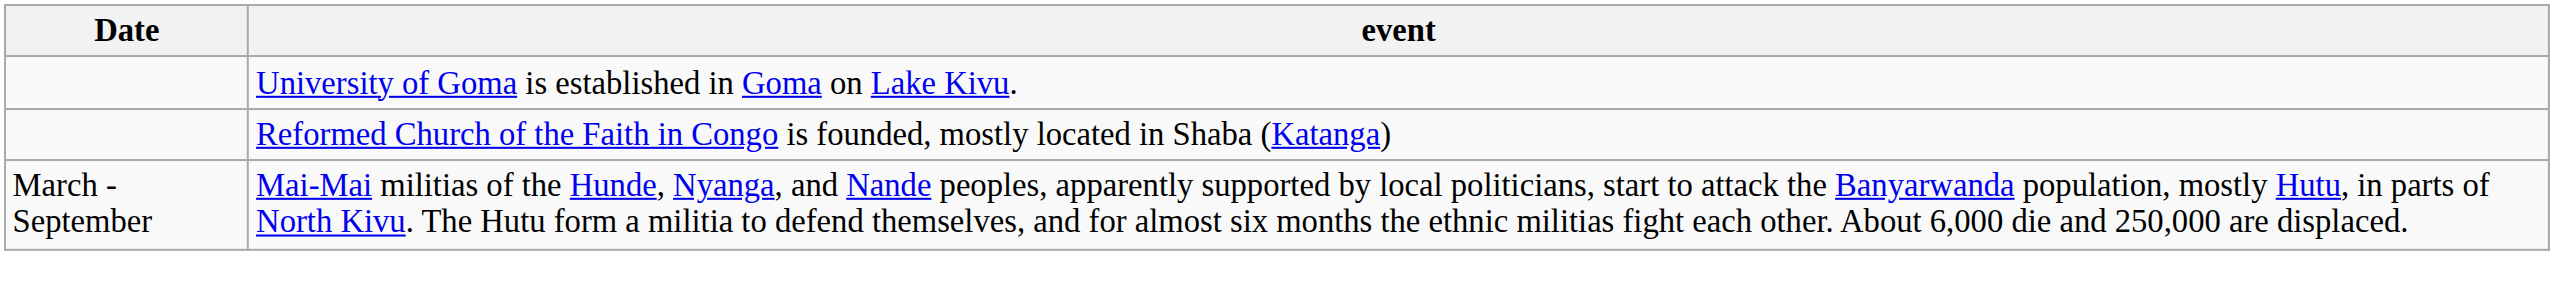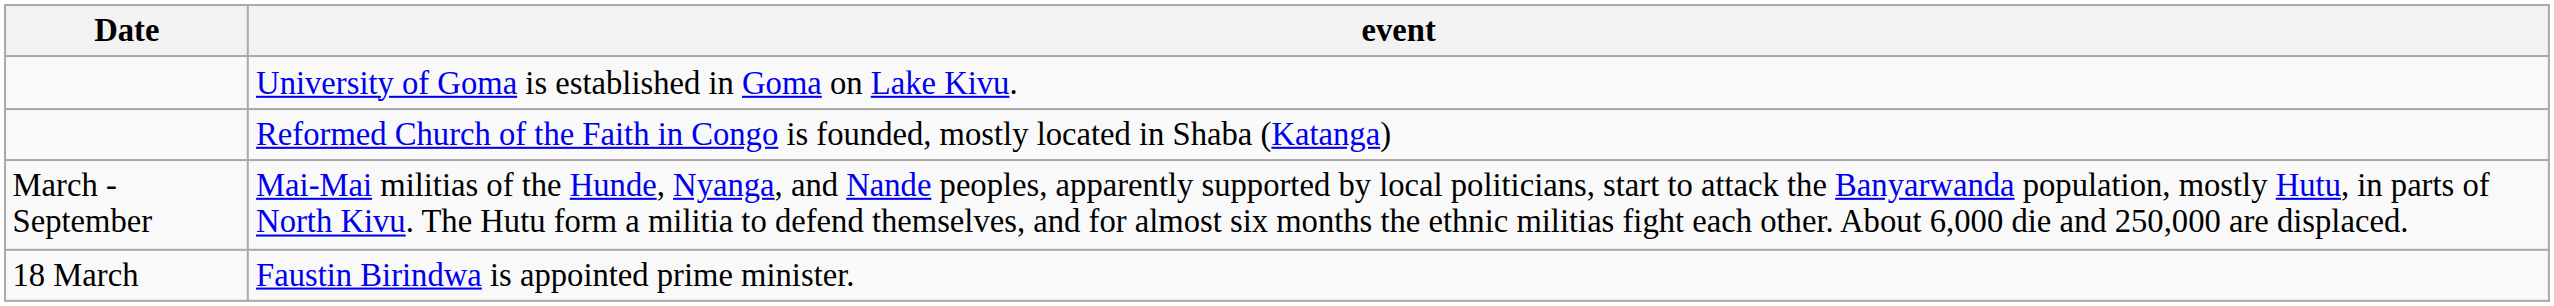+ row: (555, 274)
